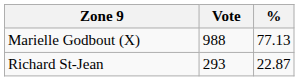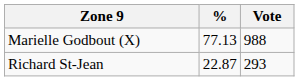columns swapped: (226, 16) <-> (274, 16)
